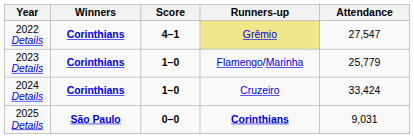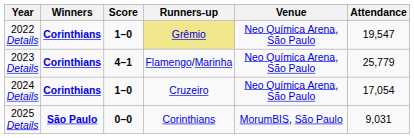+ column: (291, 12)
(171, 35) 4–1 -> (123, 35) 1–0
(364, 35) 27,547 -> (379, 35) 19,547
(171, 63) 1–0 -> (123, 63) 4–1
(364, 91) 33,424 -> (379, 91) 17,054
(260, 119) bold -> (189, 119) normal
